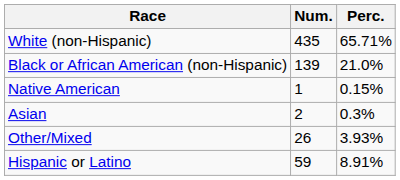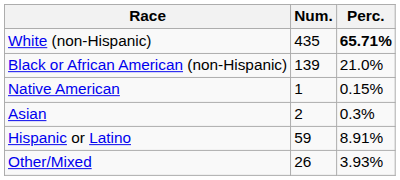(366, 41) normal -> (366, 41) bold
rows swapped: (50, 138) <-> (69, 162)
